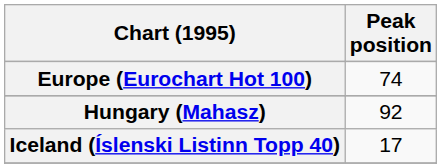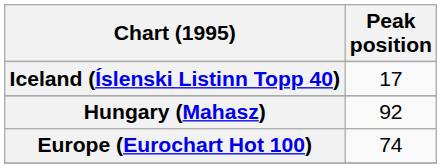rows swapped: (175, 78) <-> (175, 145)
